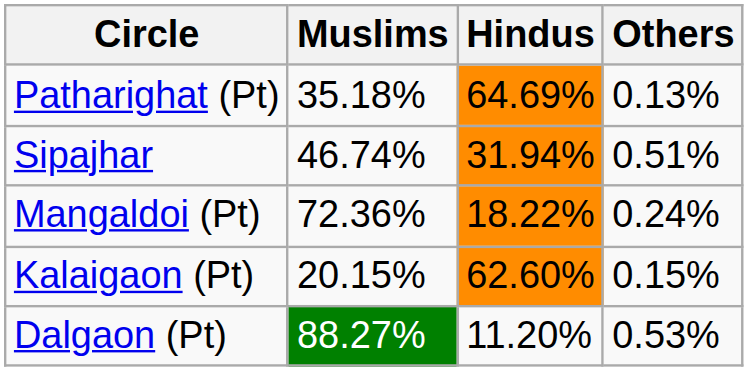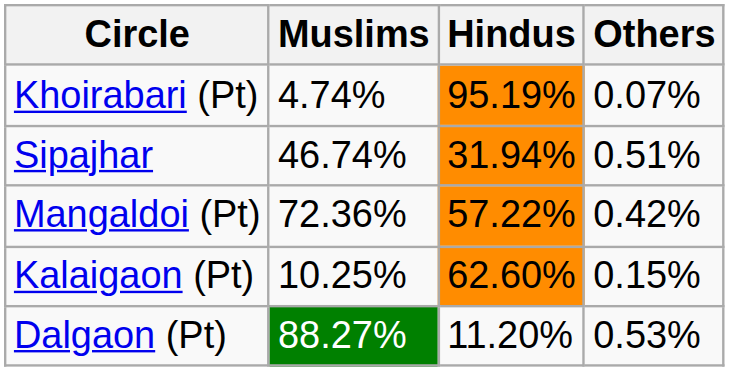+ row: (136, 94)
- row: (147, 94)
(530, 214) 18.22% -> (511, 214) 57.22%
(666, 214) 0.24% -> (647, 214) 0.42%
(361, 275) 20.15% -> (342, 275) 10.25%
